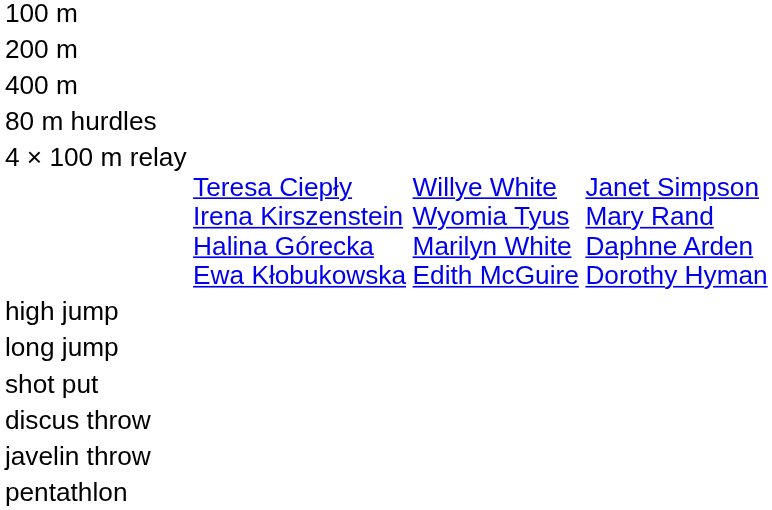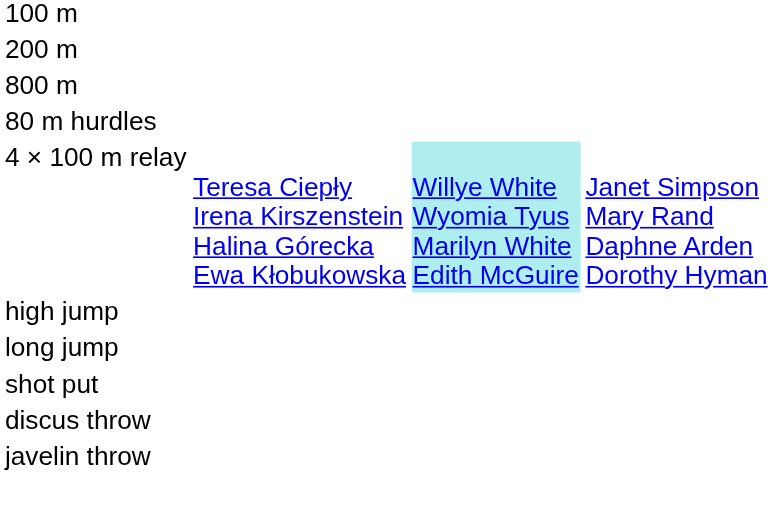- row: (41, 85)
+ row: (41, 85)
(496, 231) no background -> (496, 231) paleturquoise background
- row: (66, 492)
